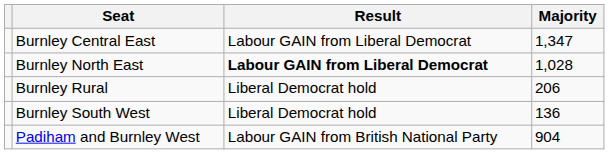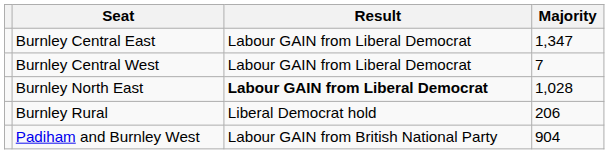+ row: (87, 64)
- row: (83, 112)
